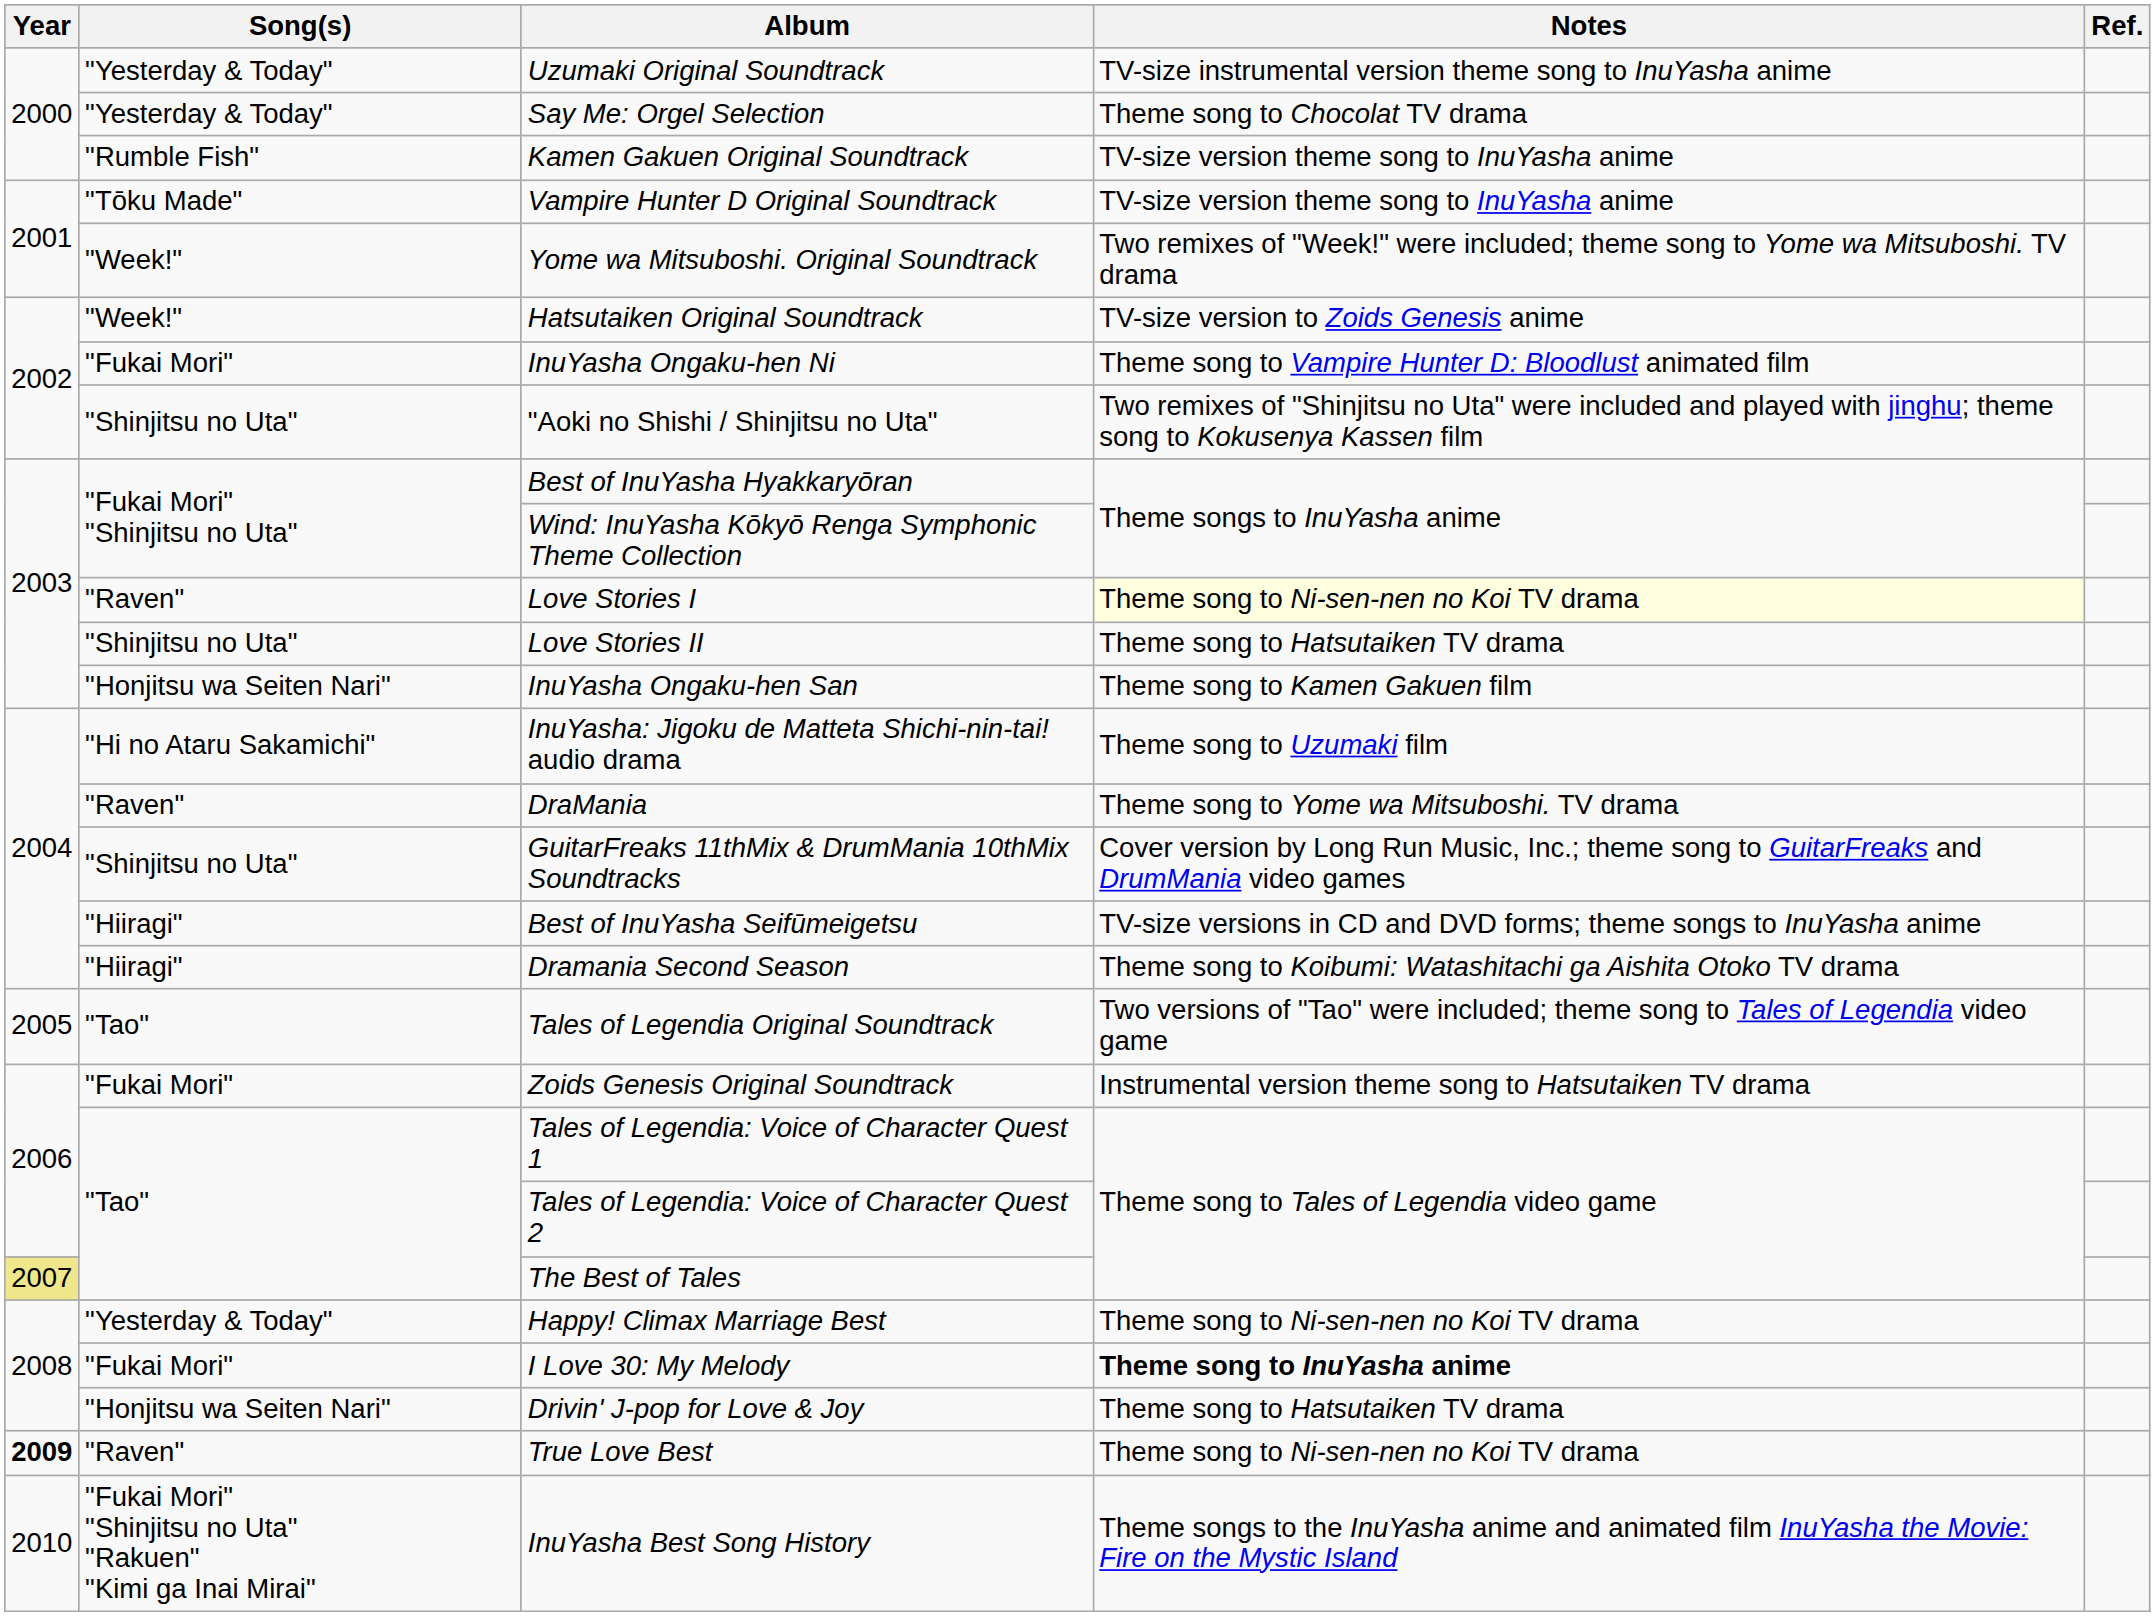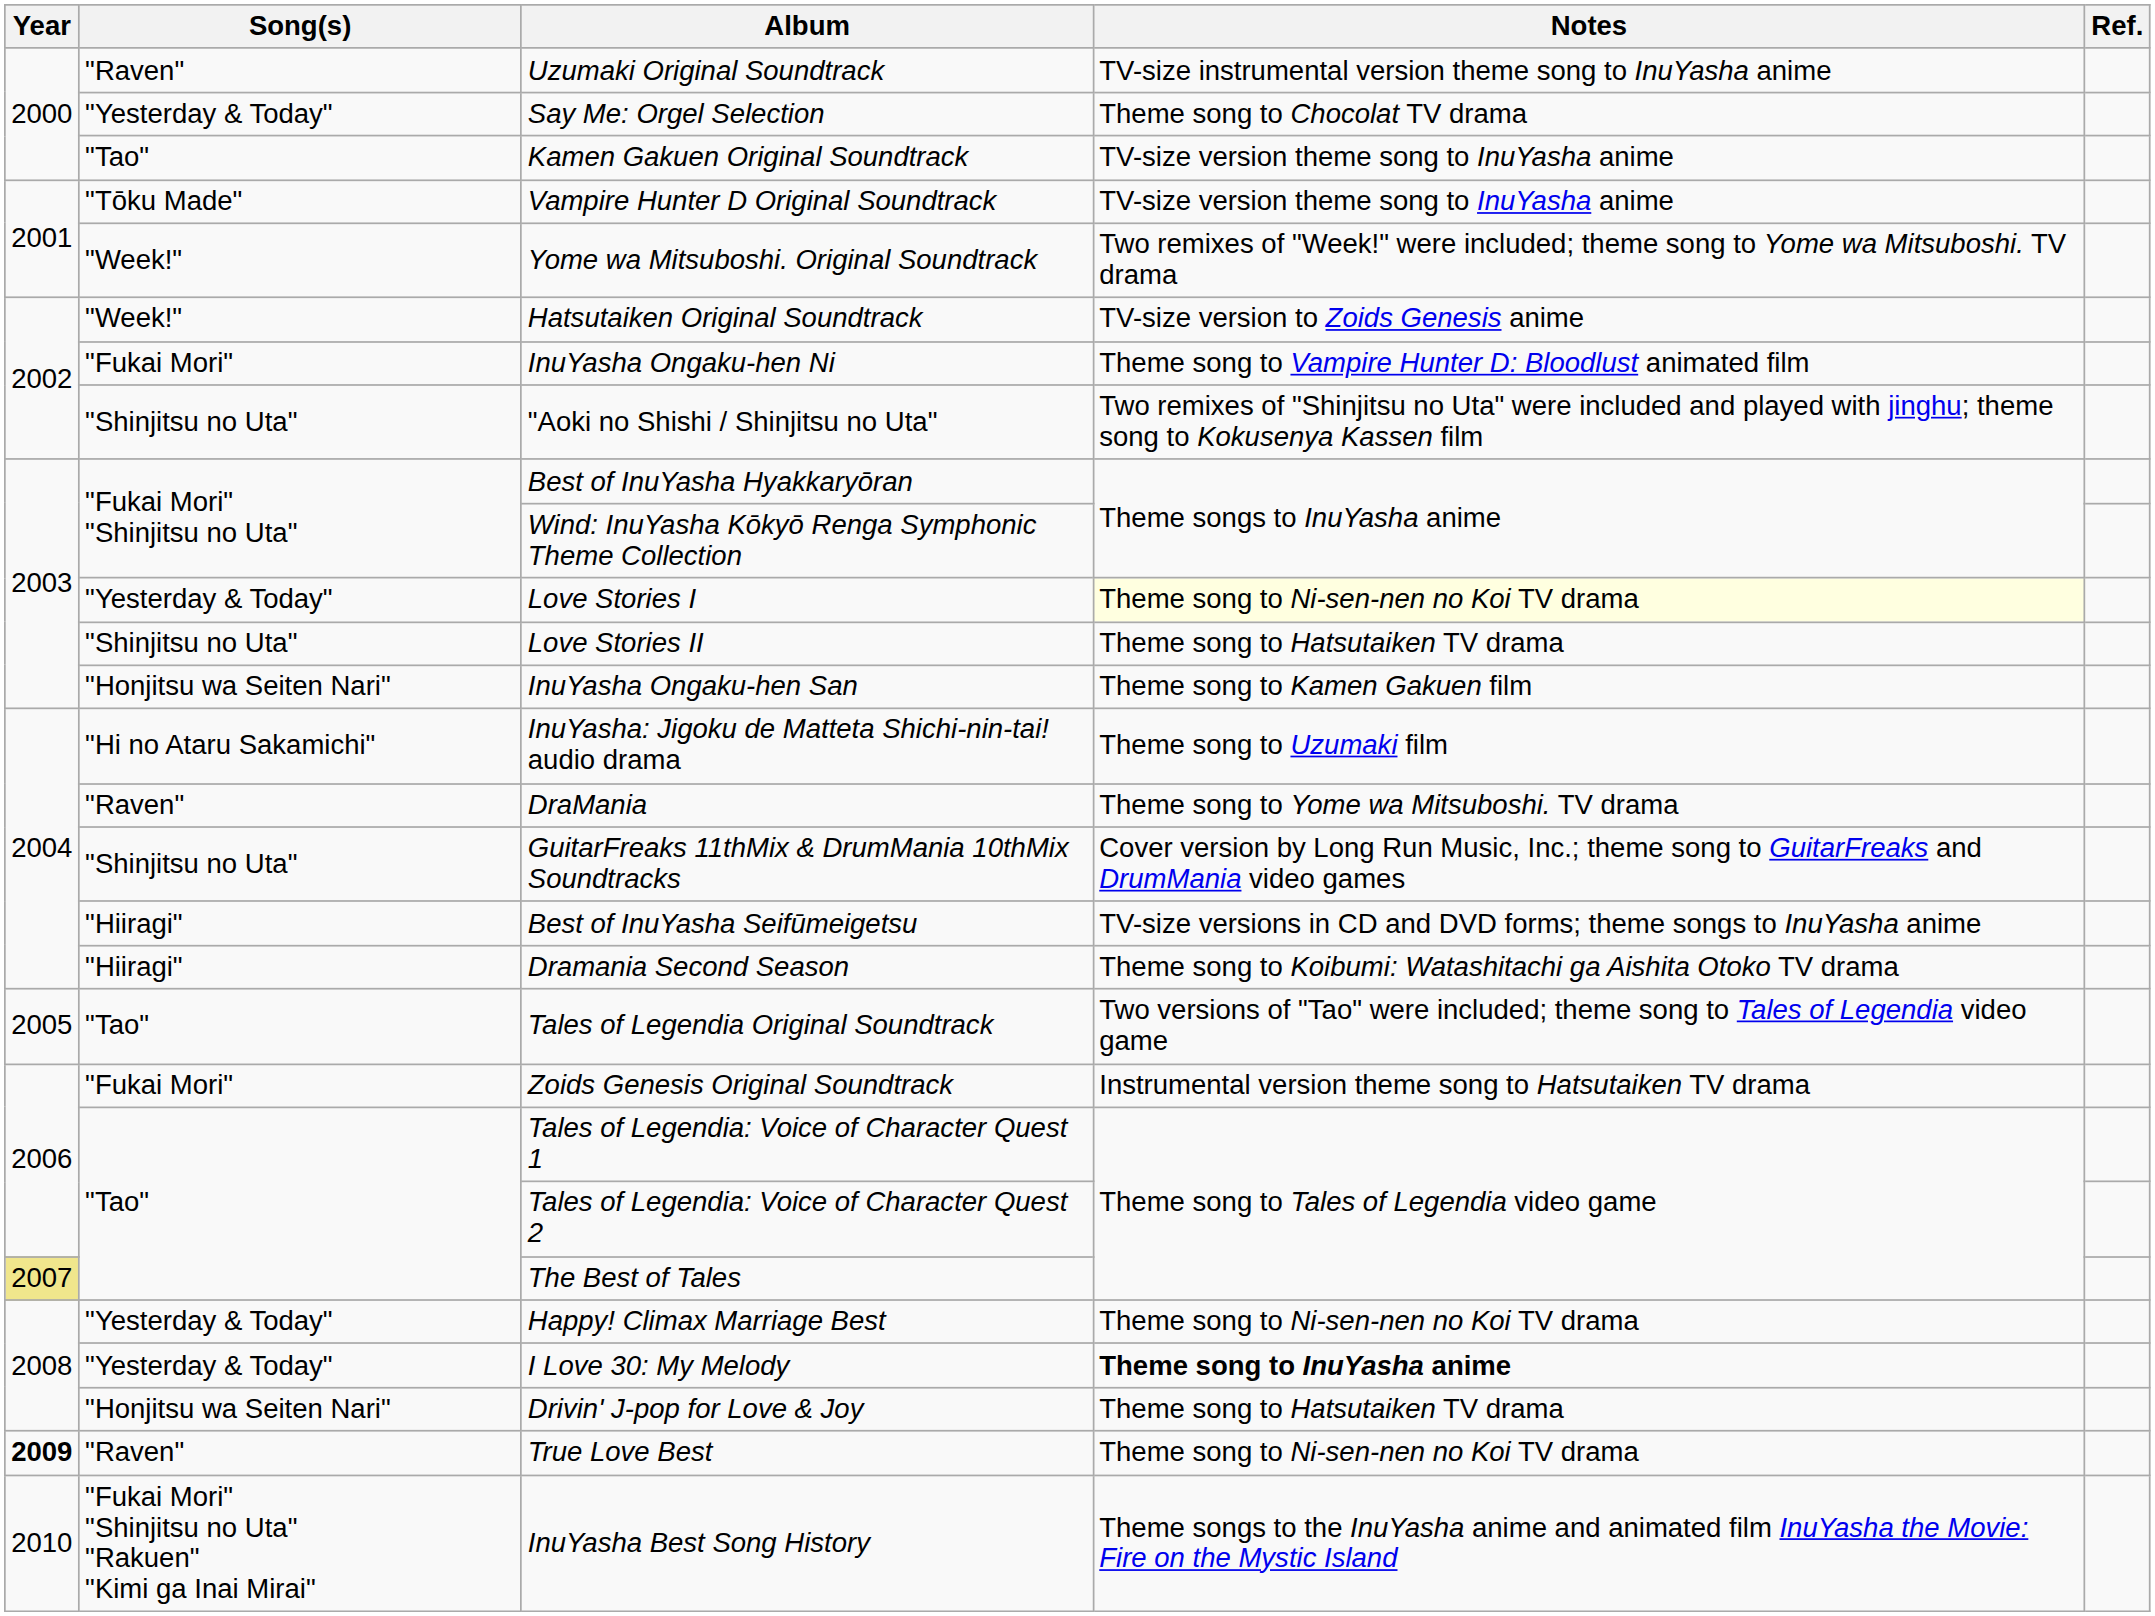(209, 69) "Yesterday & Today" -> (135, 69) "Raven"
(172, 157) "Rumble Fish" -> (117, 157) "Tao"
(135, 599) "Raven" -> (209, 599) "Yesterday & Today"
(159, 1365) "Fukai Mori" -> (209, 1365) "Yesterday & Today"
